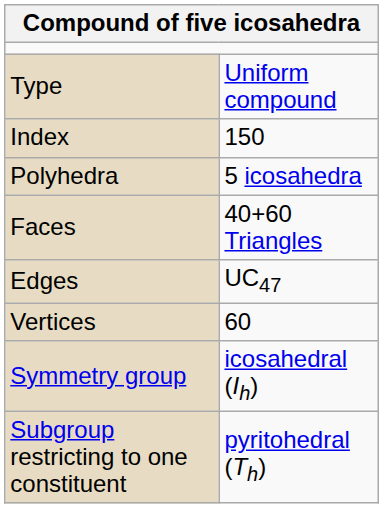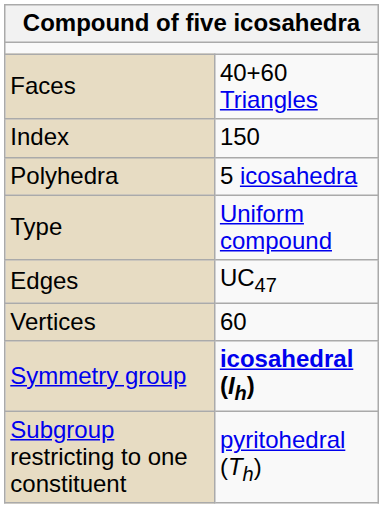rows swapped: (36, 86) <-> (43, 227)
(286, 376) normal -> (287, 376) bold
